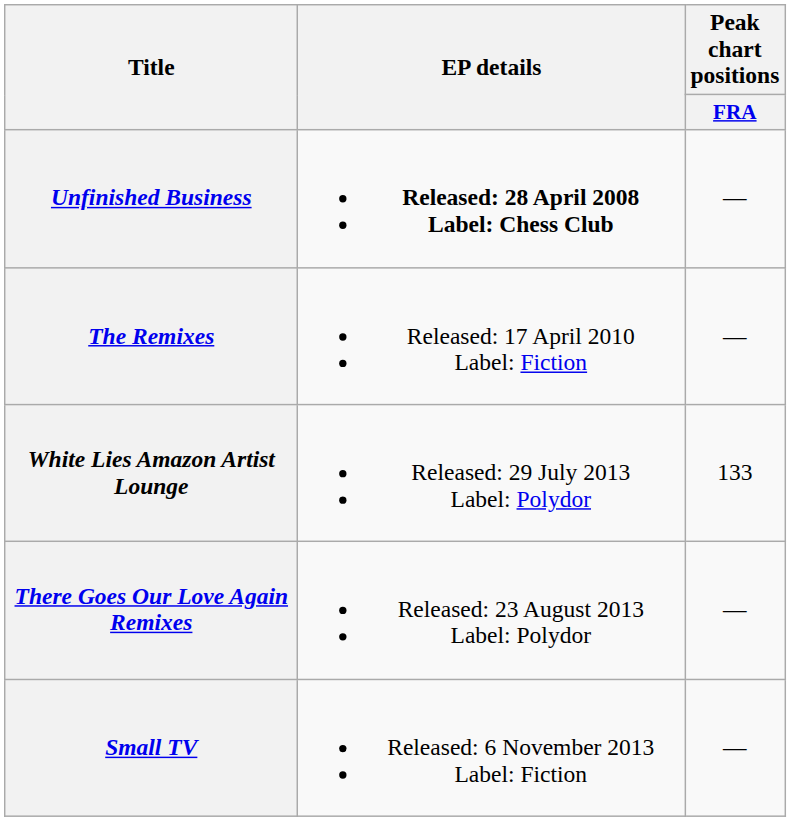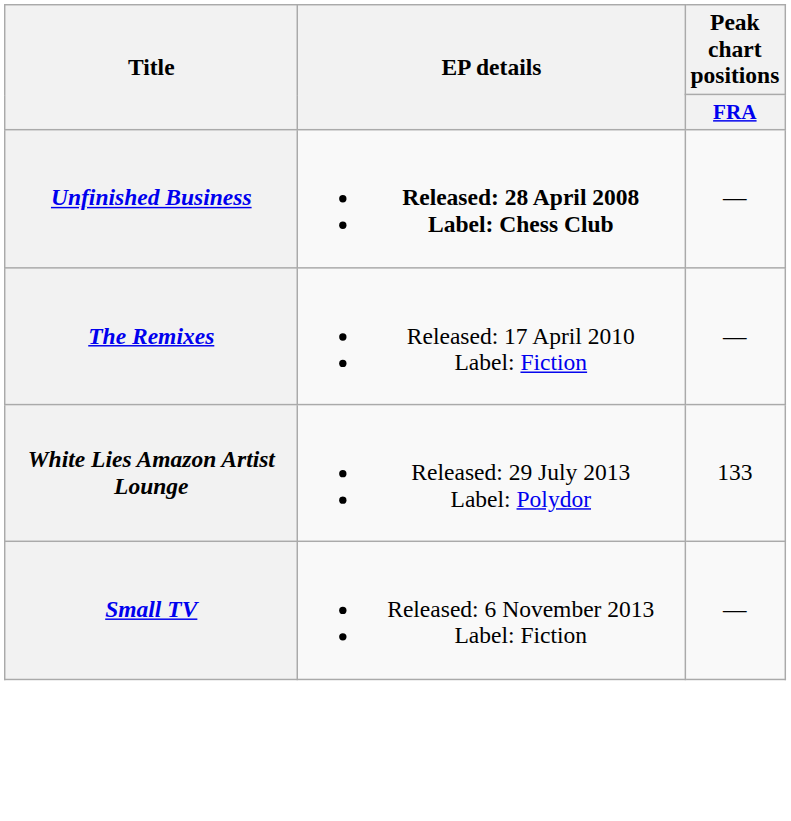- row: (151, 610)
